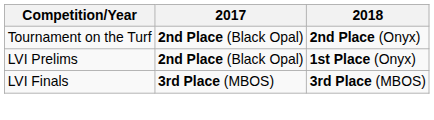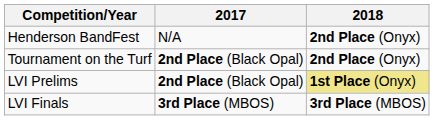+ row: (73, 37)
(363, 59) no background -> (363, 81) khaki background
